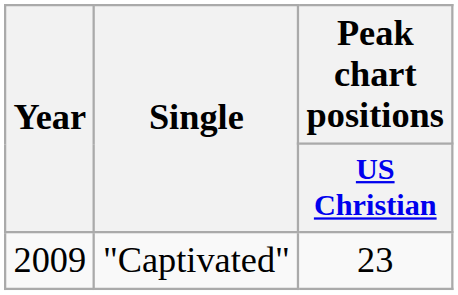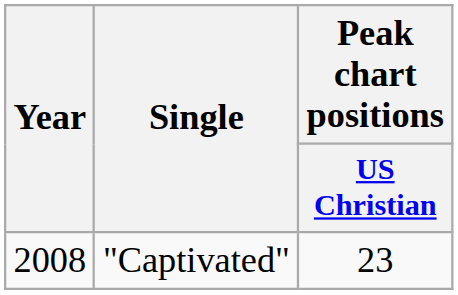(50, 259) 2009 -> (50, 259) 2008
